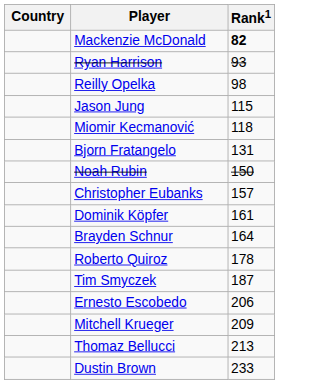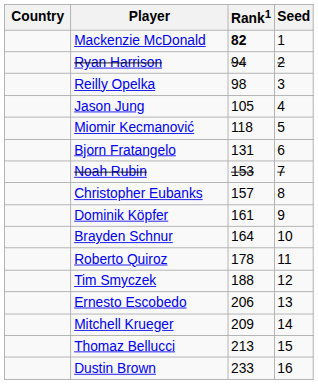+ column: (294, 17)
(239, 62) 93 -> (239, 62) 94
(242, 106) 115 -> (242, 106) 105
(242, 171) 150 -> (242, 171) 153
(242, 281) 187 -> (242, 281) 188
